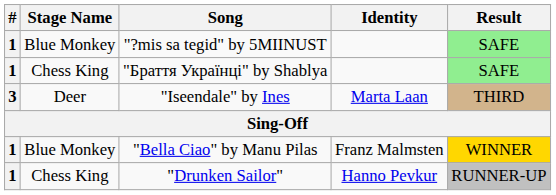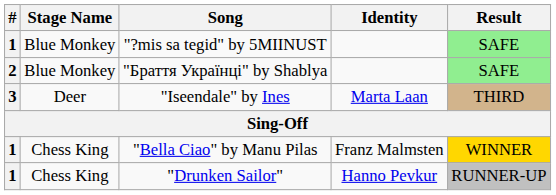(13, 70) 1 -> (13, 70) 2
(70, 70) Chess King -> (70, 70) Blue Monkey
(70, 149) Blue Monkey -> (70, 149) Chess King
